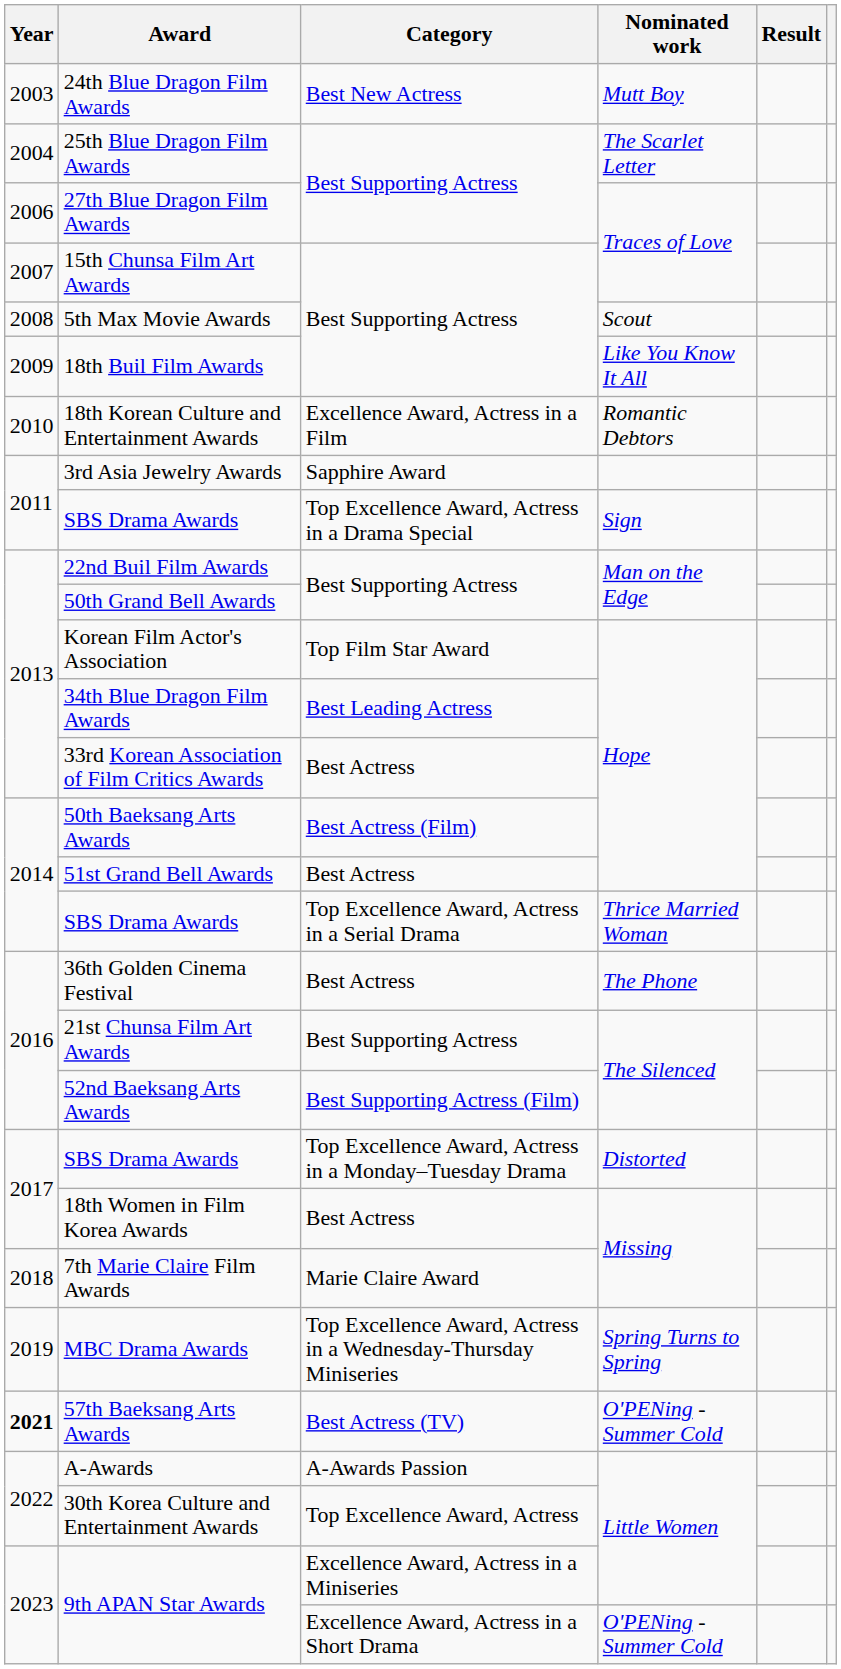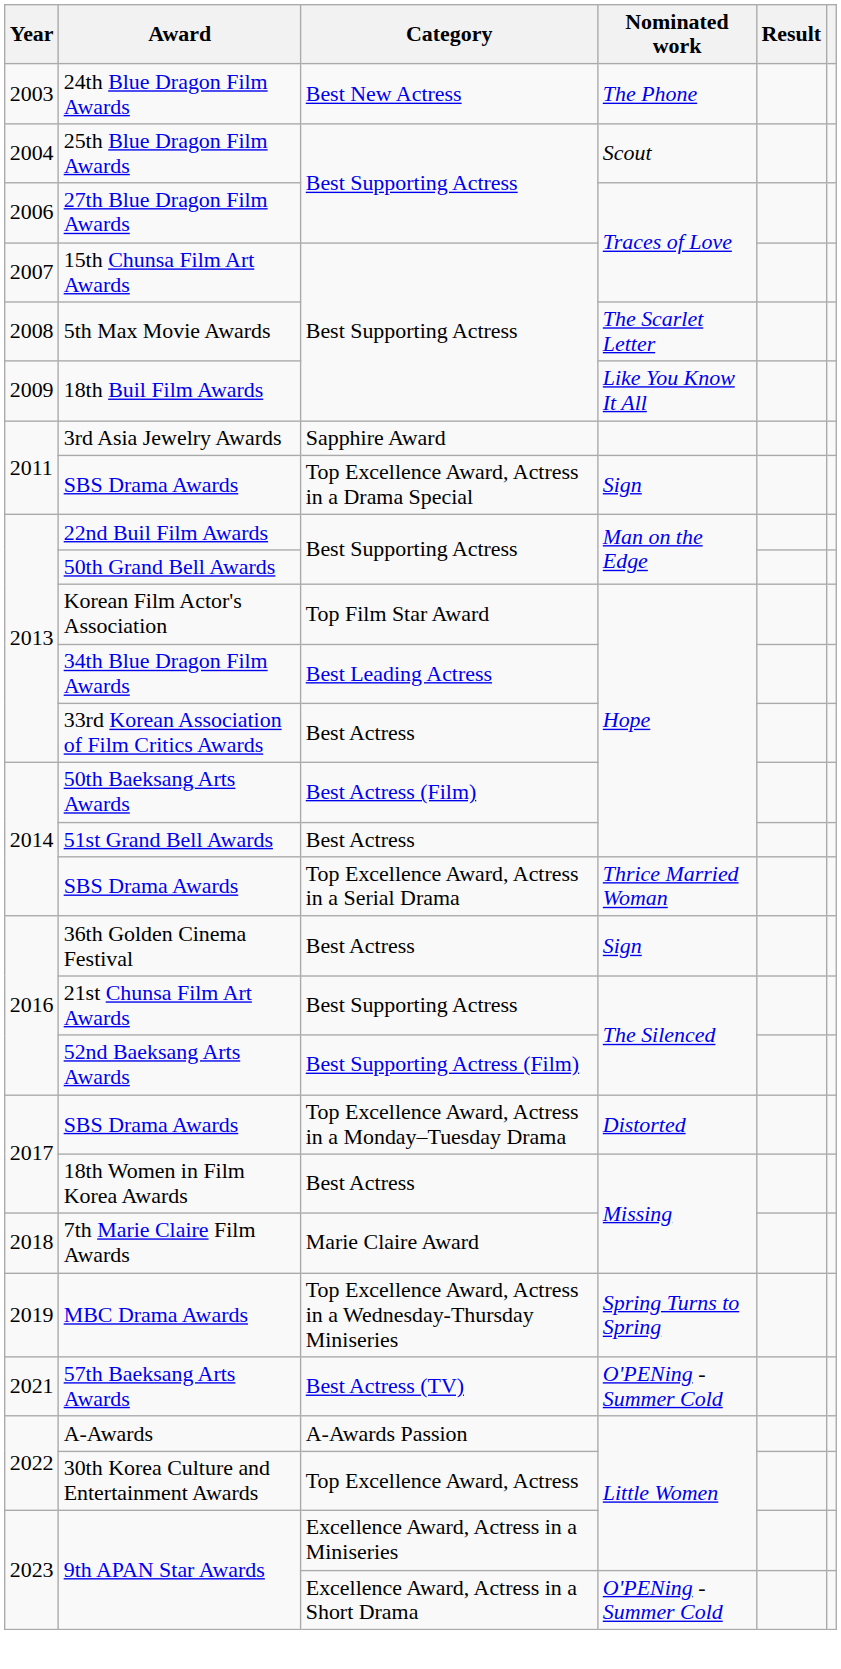(643, 93) Mutt Boy -> (650, 93) The Phone
(653, 153) The Scarlet Letter -> (627, 153) Scout
(627, 319) Scout -> (653, 331) The Scarlet Letter
- row: (172, 425)
(650, 980) The Phone -> (622, 945) Sign
(32, 1421) bold -> (32, 1386) normal
